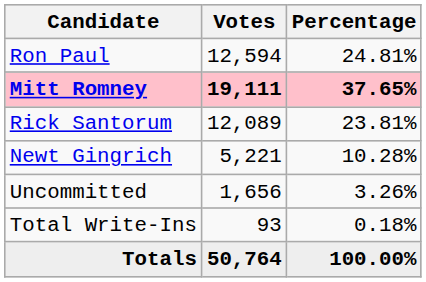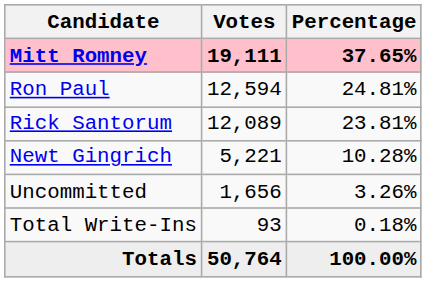rows swapped: (78, 90) <-> (60, 56)
